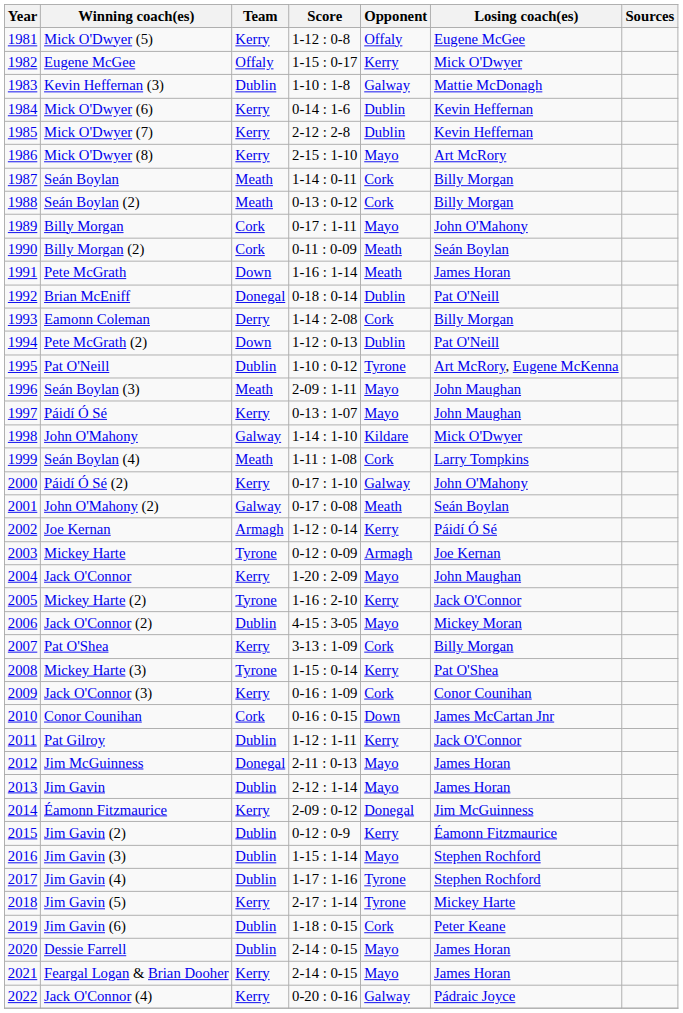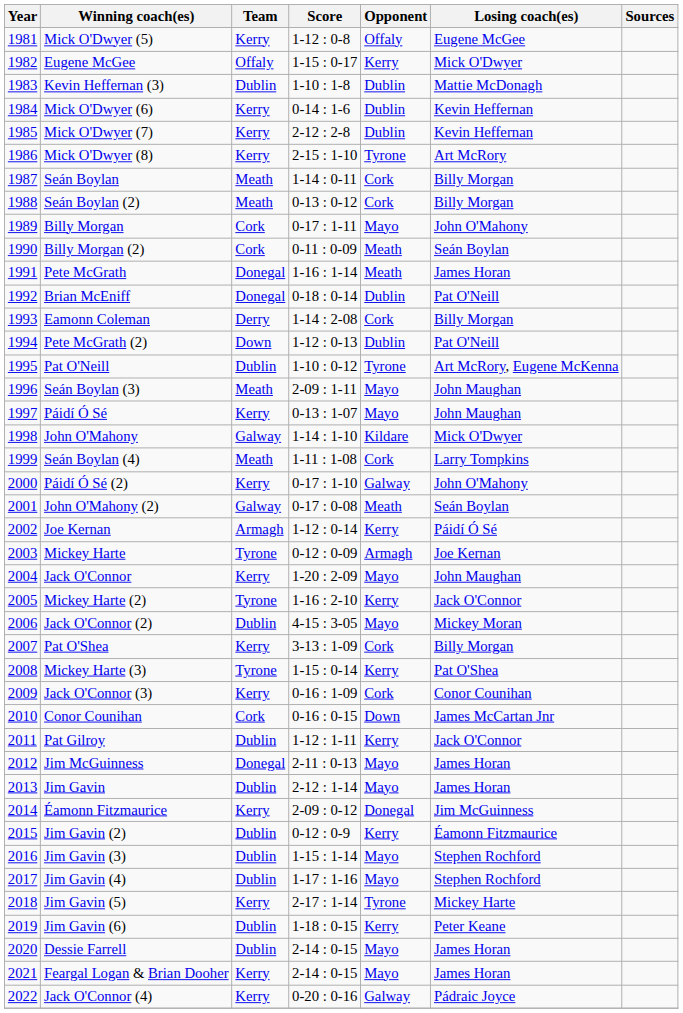(387, 86) Galway -> (385, 86) Dublin
(381, 156) Mayo -> (385, 156) Tyrone
(253, 272) Down -> (260, 272) Donegal
(385, 879) Tyrone -> (381, 879) Mayo
(379, 926) Cork -> (381, 926) Kerry
